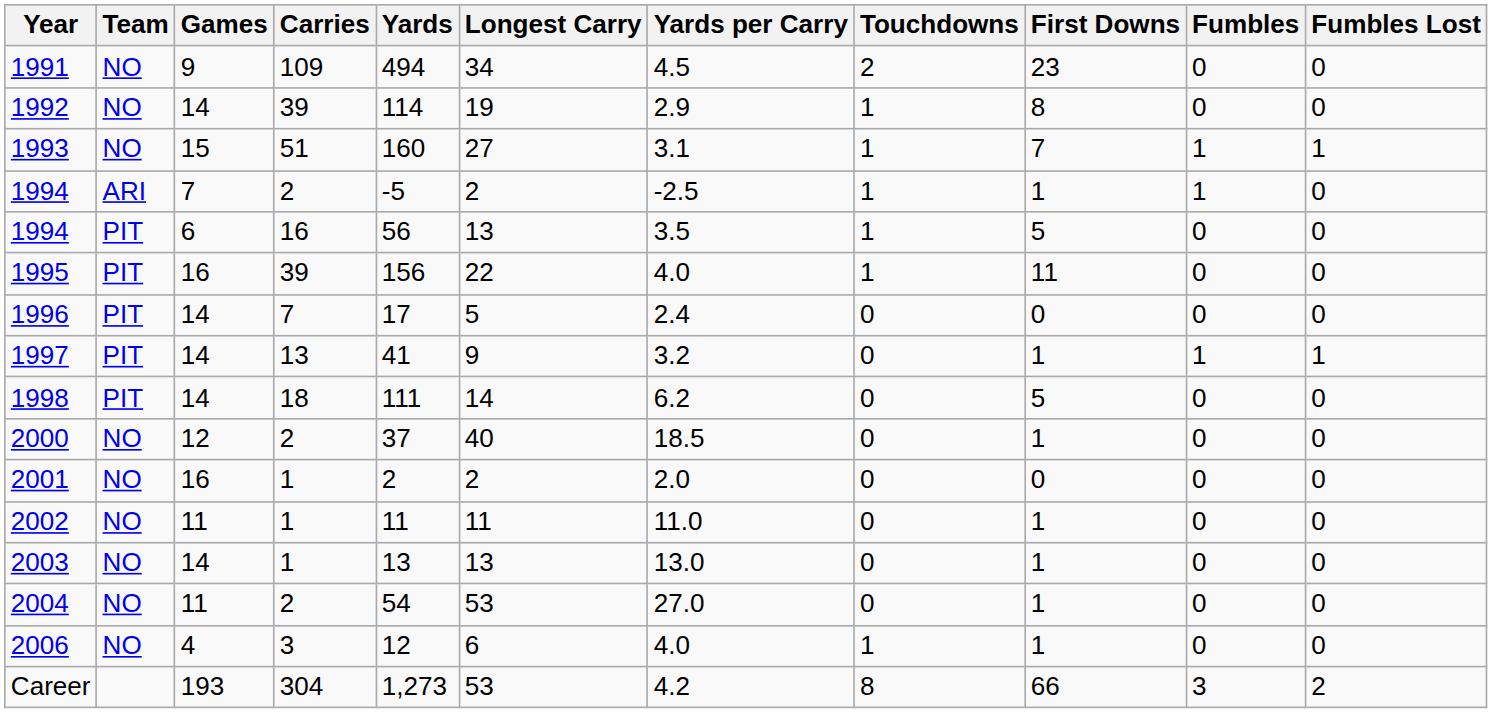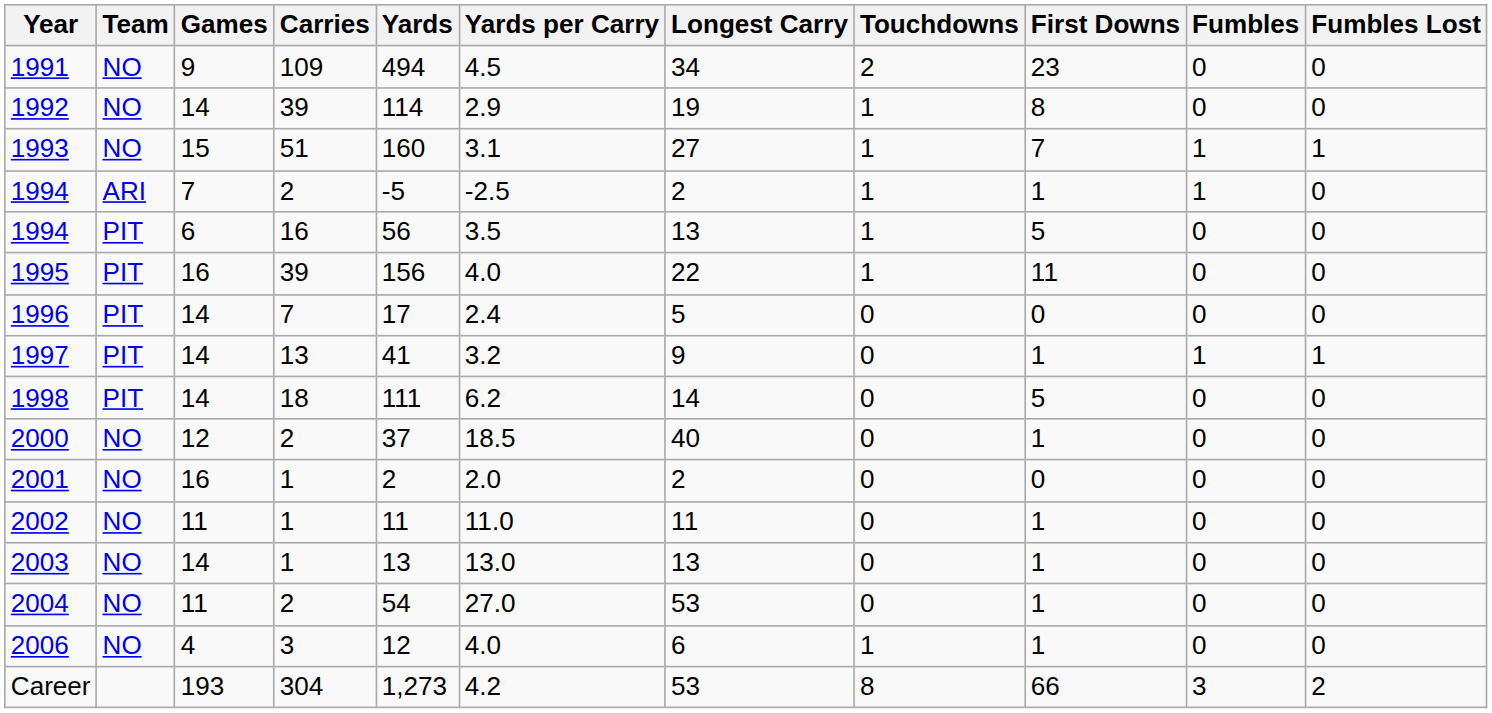columns swapped: (751, 25) <-> (553, 25)
